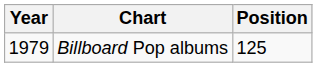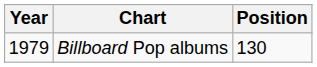(252, 47) 125 -> (252, 47) 130
